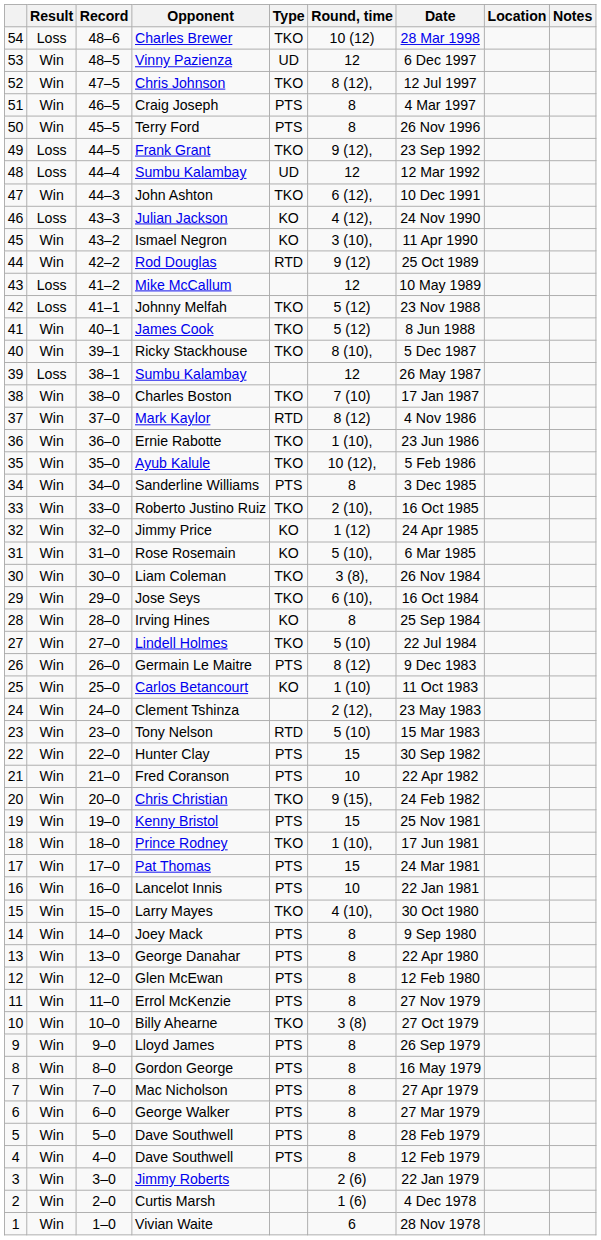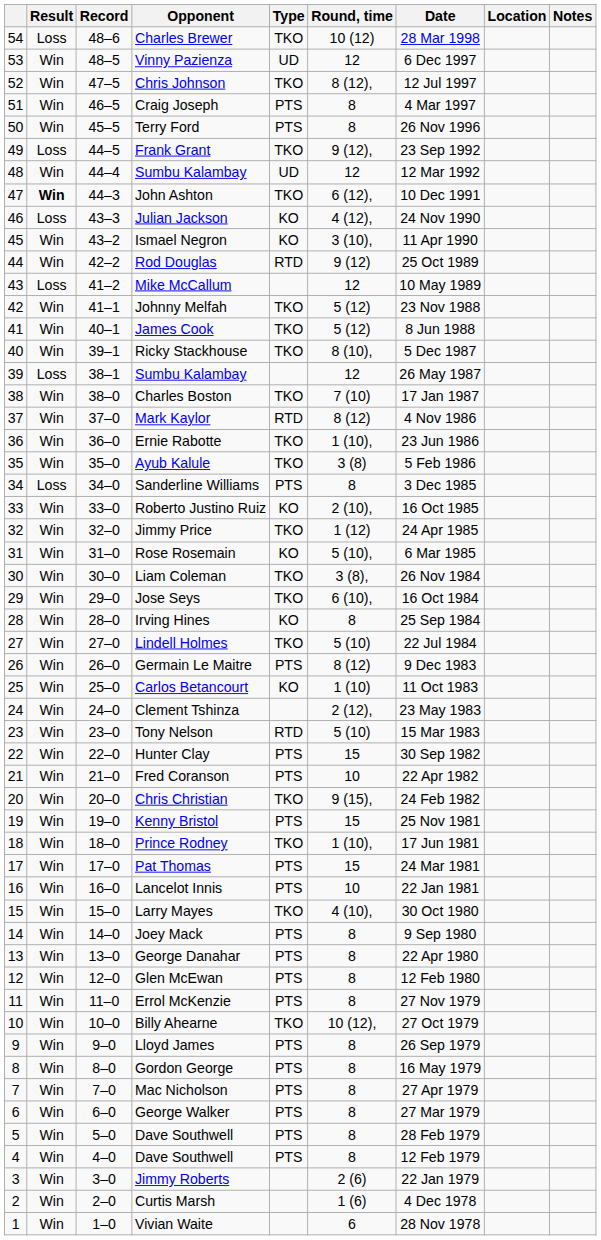(52, 172) Loss -> (52, 172) Win
(52, 195) normal -> (52, 195) bold
(52, 307) Loss -> (52, 307) Win
(352, 463) 10 (12), -> (352, 463) 3 (8)
(52, 486) Win -> (52, 486) Loss
(289, 508) TKO -> (289, 508) KO
(289, 531) KO -> (289, 531) TKO
(352, 1023) 3 (8) -> (352, 1023) 10 (12),
